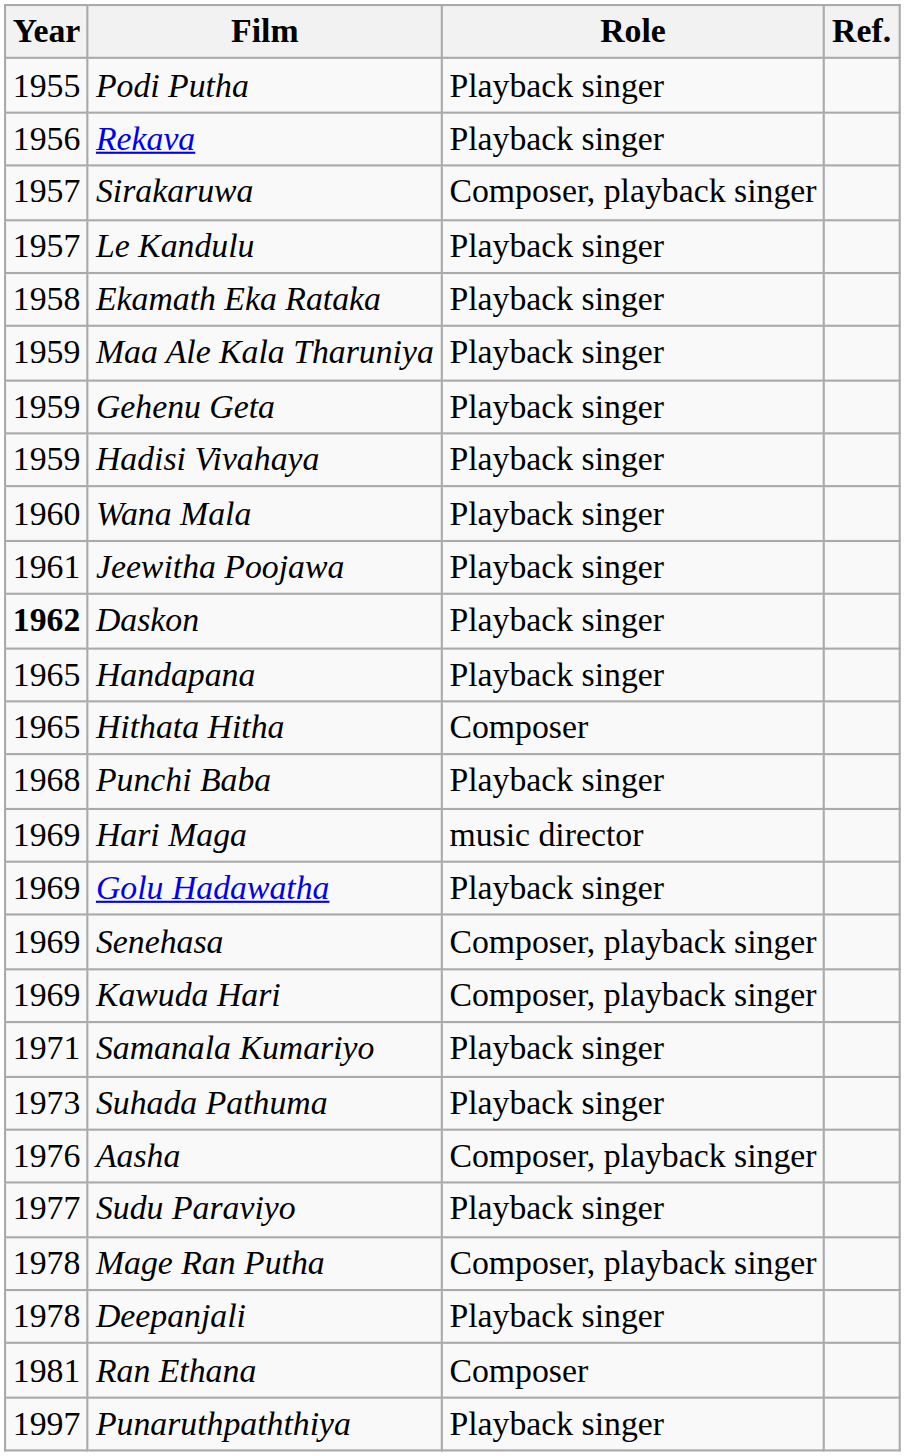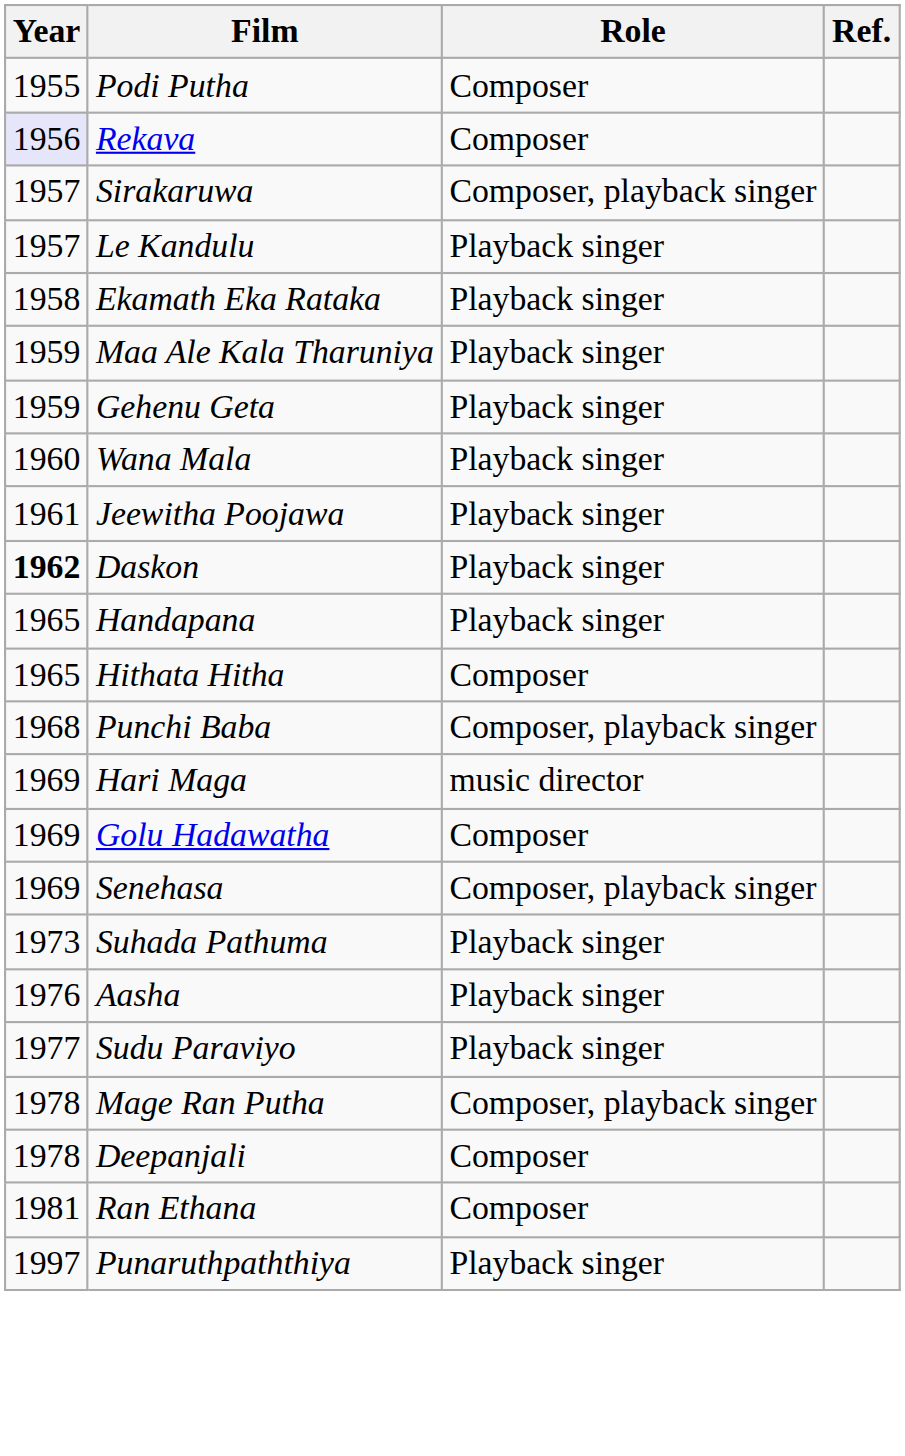(557, 84) Playback singer -> (519, 84) Composer
(47, 138) no background -> (47, 138) lavender background
(557, 138) Playback singer -> (519, 138) Composer
- row: (208, 459)
(557, 780) Playback singer -> (633, 727) Composer, playback singer
(557, 887) Playback singer -> (519, 834) Composer
- row: (188, 995)
- row: (235, 1048)
(633, 1155) Composer, playback singer -> (557, 995) Playback singer
(557, 1316) Playback singer -> (519, 1155) Composer
